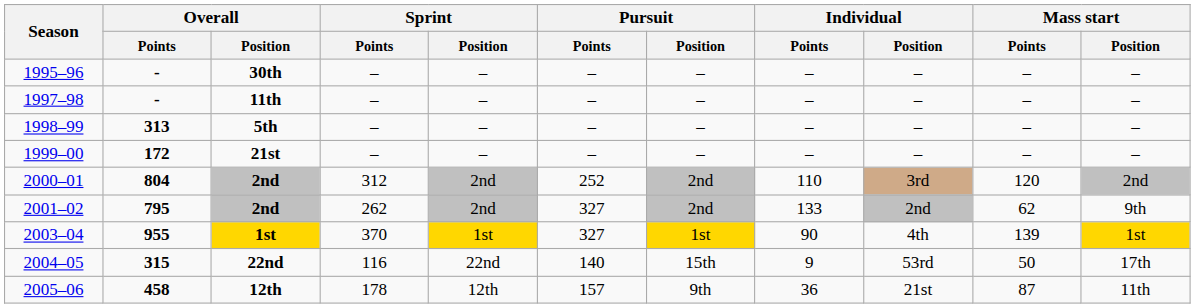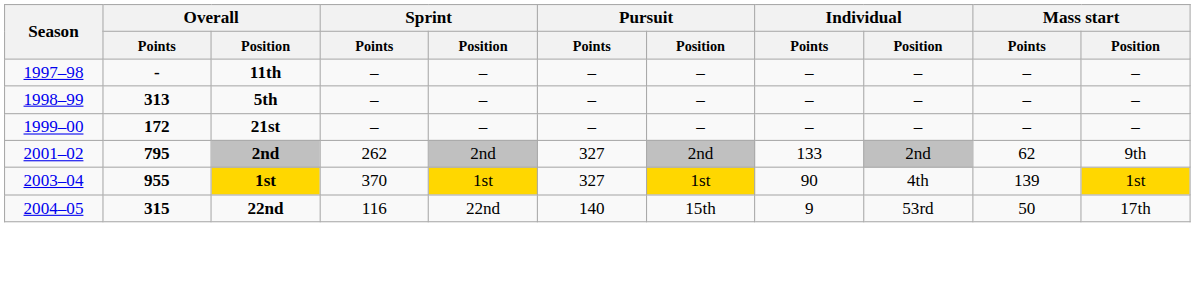- row: (53, 72)
- row: (53, 180)
- row: (53, 289)
